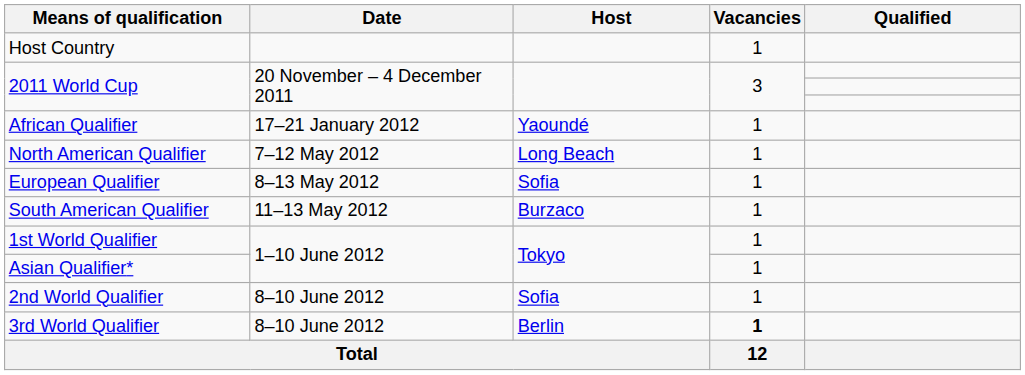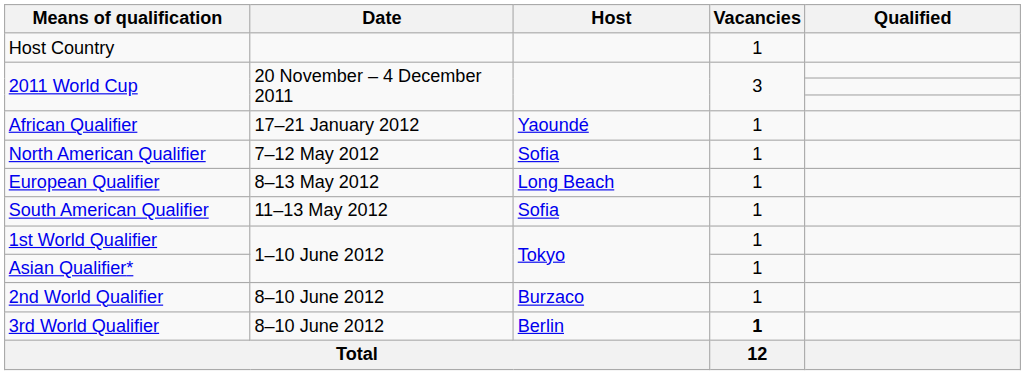(566, 153) Long Beach -> (538, 153) Sofia
(538, 182) Sofia -> (566, 182) Long Beach
(551, 211) Burzaco -> (538, 211) Sofia
(538, 297) Sofia -> (551, 297) Burzaco
